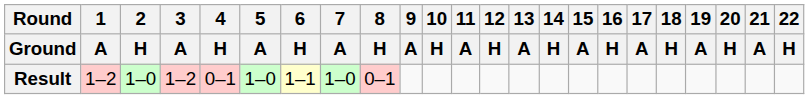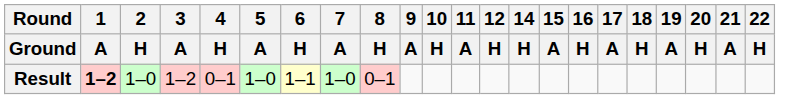- column: (524, 49)
(101, 78) normal -> (101, 78) bold
